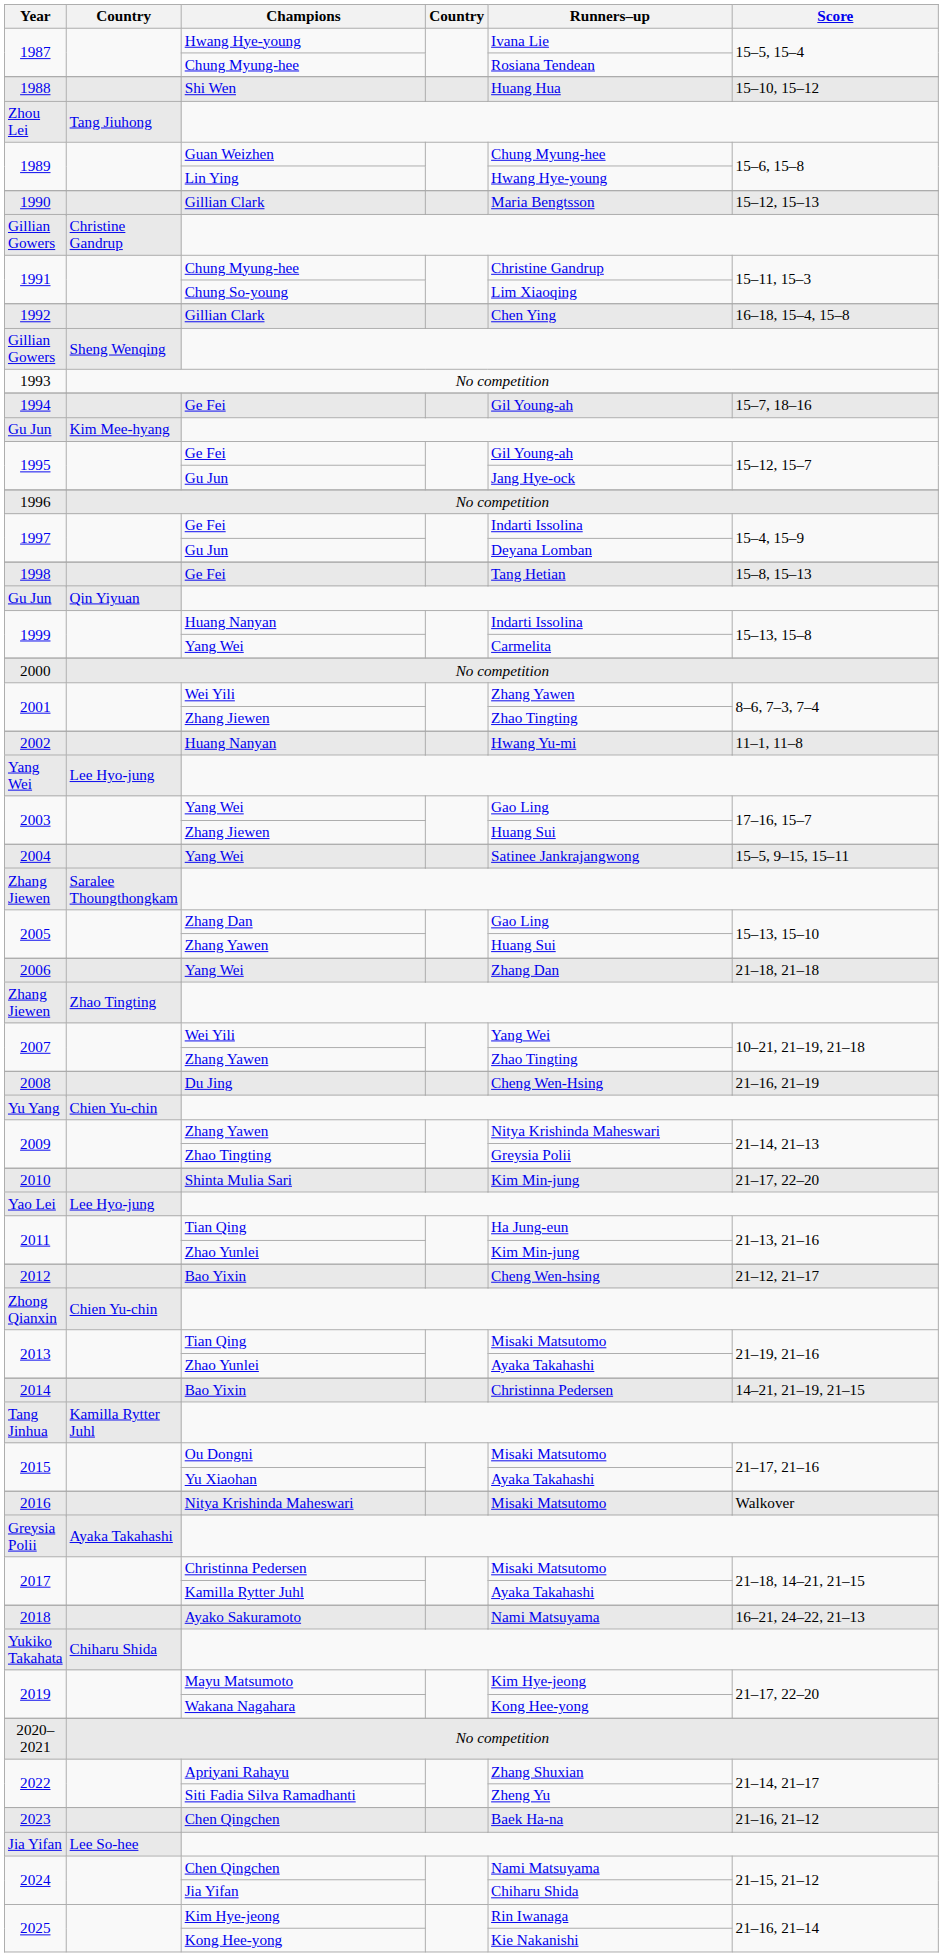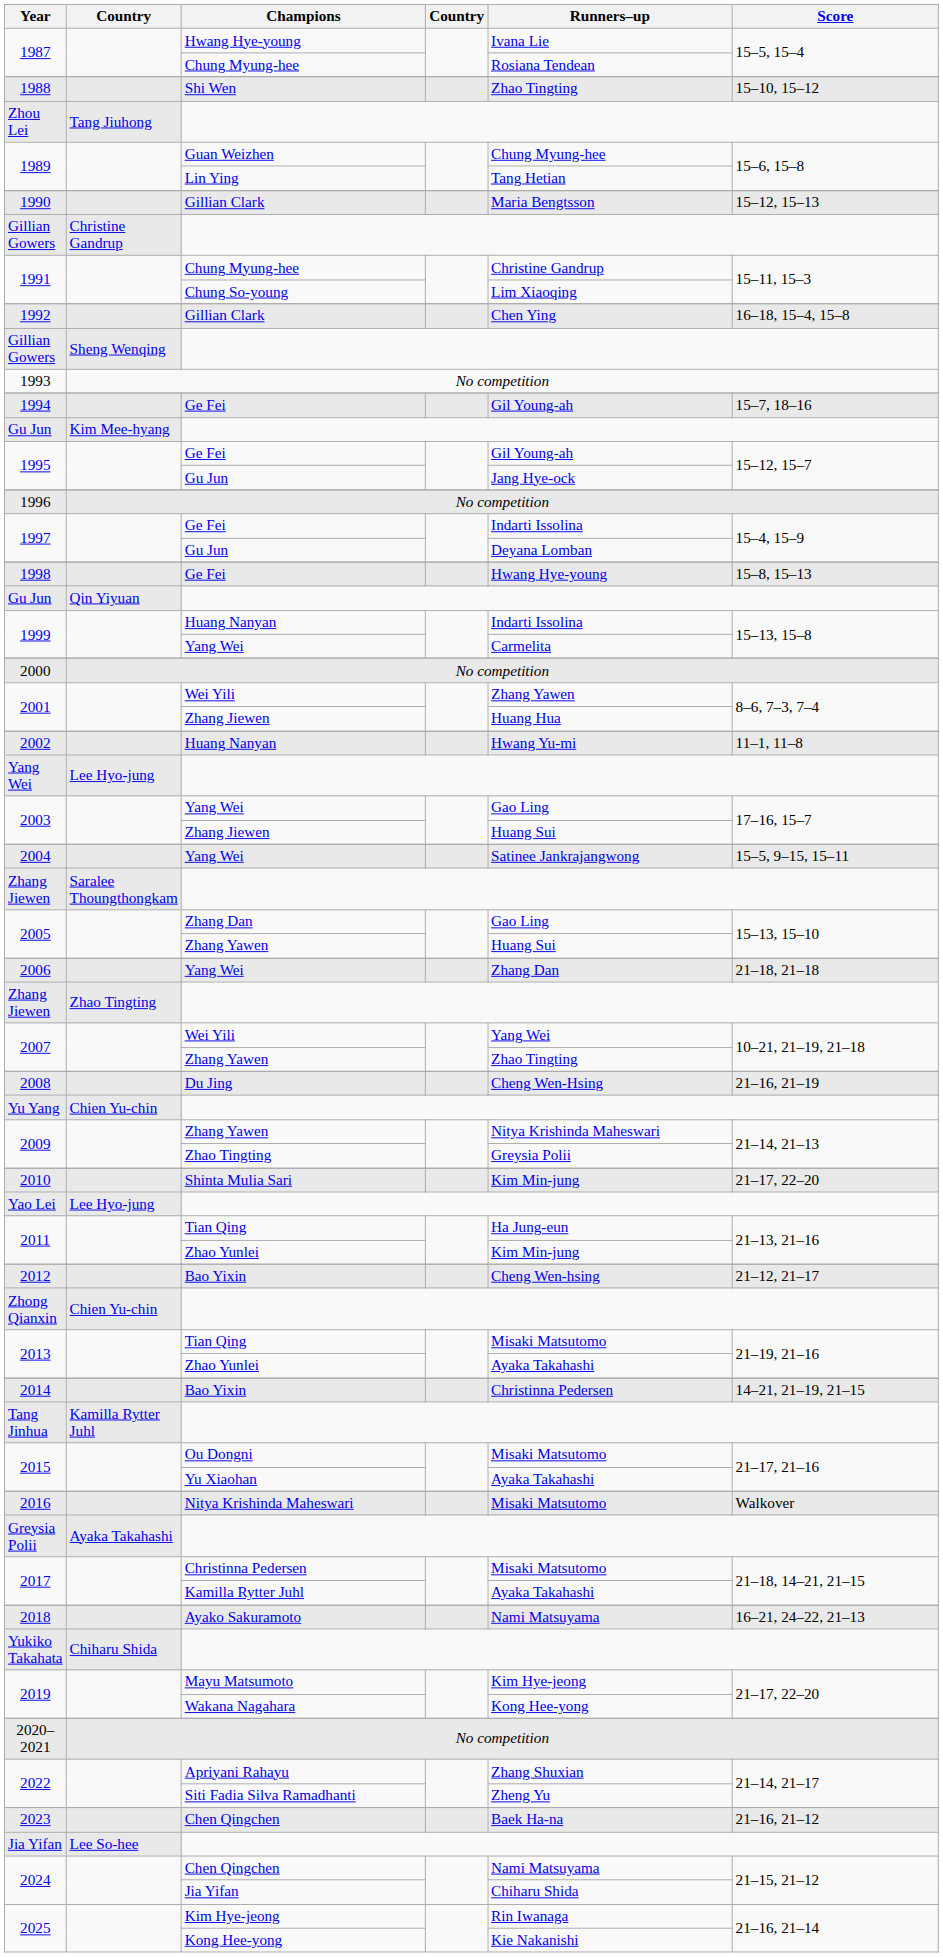(526, 88) Huang Hua -> (534, 88) Zhao Tingting
(549, 178) Hwang Hye-young -> (528, 178) Tang Hetian
(528, 574) Tang Hetian -> (549, 574) Hwang Hye-young
(534, 718) Zhao Tingting -> (526, 718) Huang Hua
